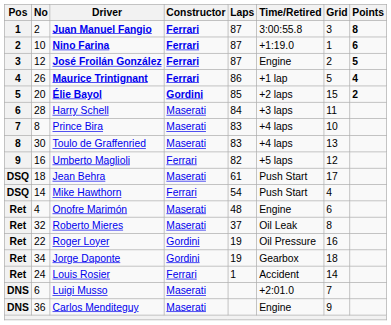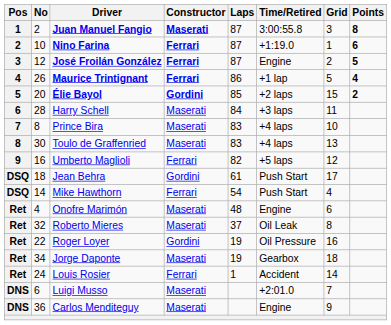(183, 29) Ferrari -> (187, 29) Maserati
(186, 176) Maserati -> (183, 176) Gordini
(183, 258) Gordini -> (186, 258) Maserati
